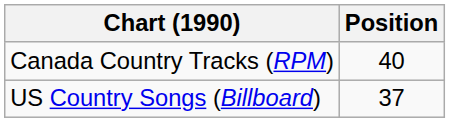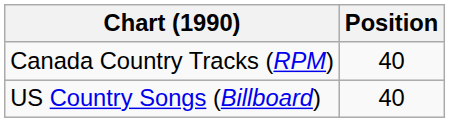(392, 98) 37 -> (392, 98) 40
